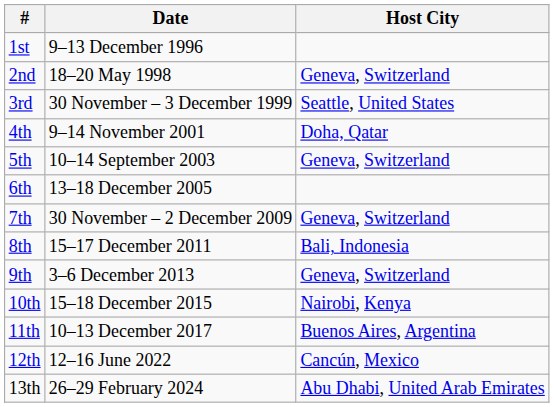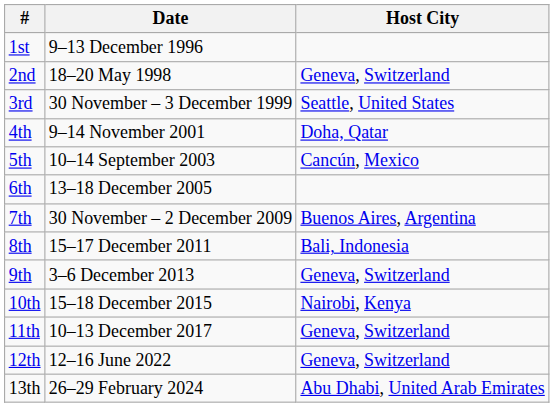(375, 160) Geneva, Switzerland -> (360, 160) Cancún, Mexico
(375, 217) Geneva, Switzerland -> (388, 217) Buenos Aires, Argentina
(388, 331) Buenos Aires, Argentina -> (375, 331) Geneva, Switzerland
(360, 359) Cancún, Mexico -> (375, 359) Geneva, Switzerland
